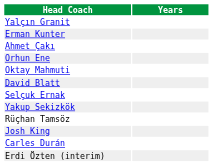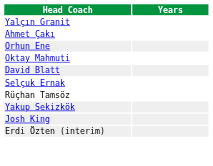- row: (35, 34)
rows swapped: (40, 107) <-> (37, 119)
- row: (35, 143)
